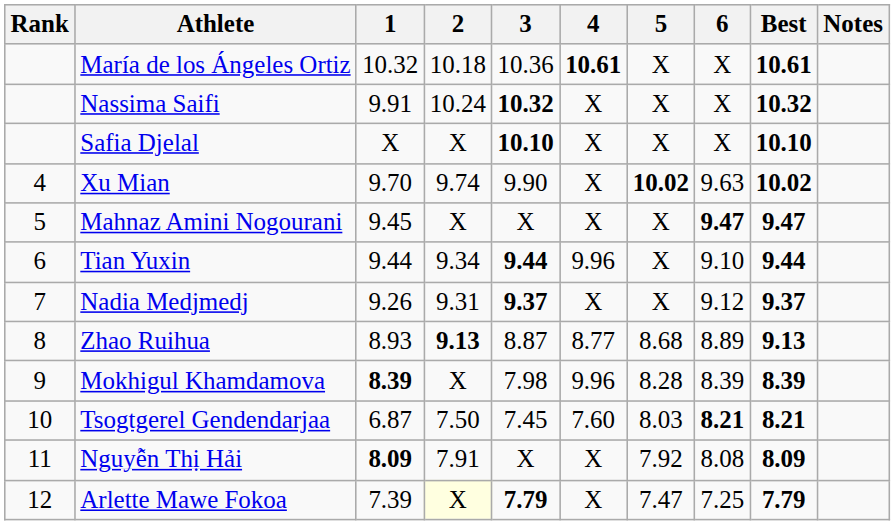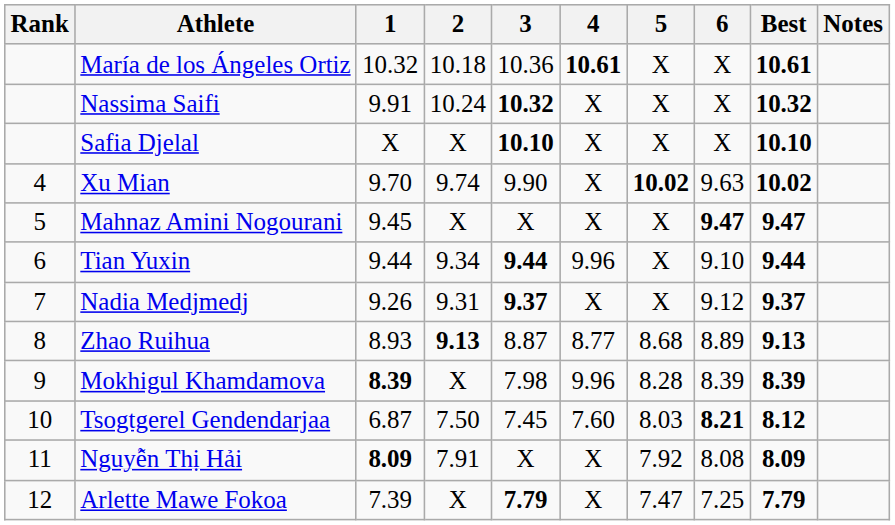(784, 420) 8.21 -> (784, 420) 8.12
(458, 499) lightyellow background -> (458, 499) no background
